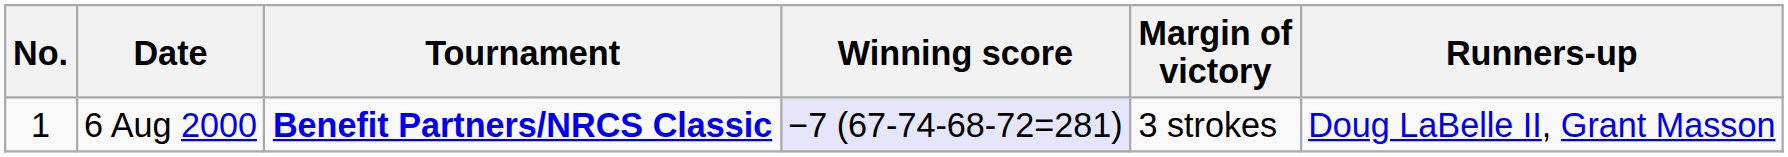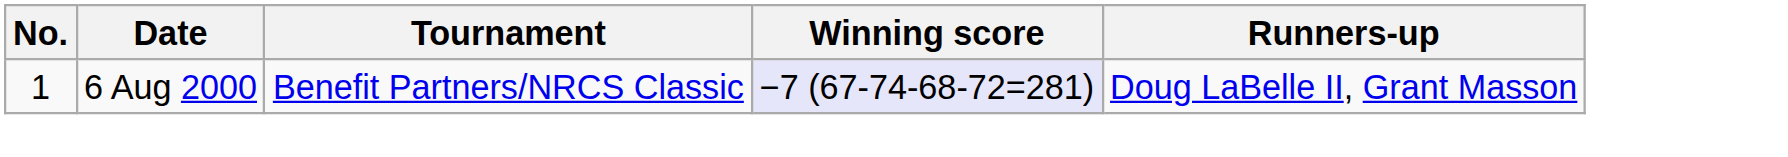- column: (1215, 52)
(523, 125) bold -> (508, 87) normal
